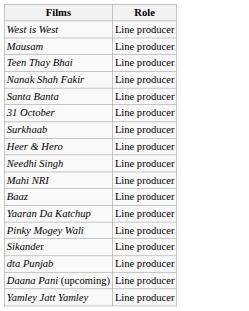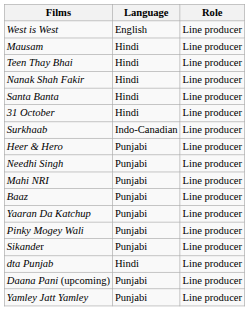+ column: (146, 12)
